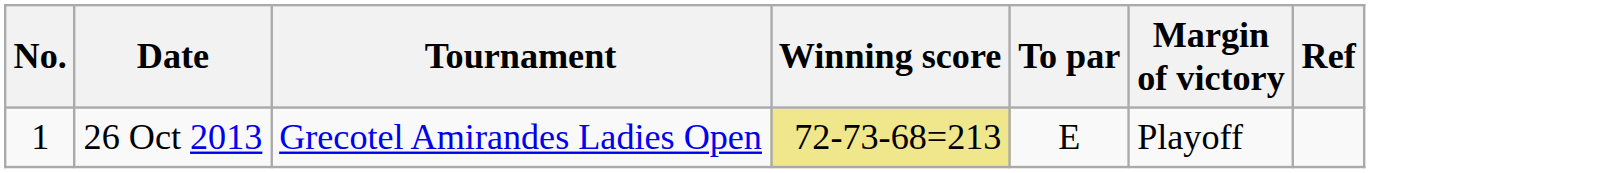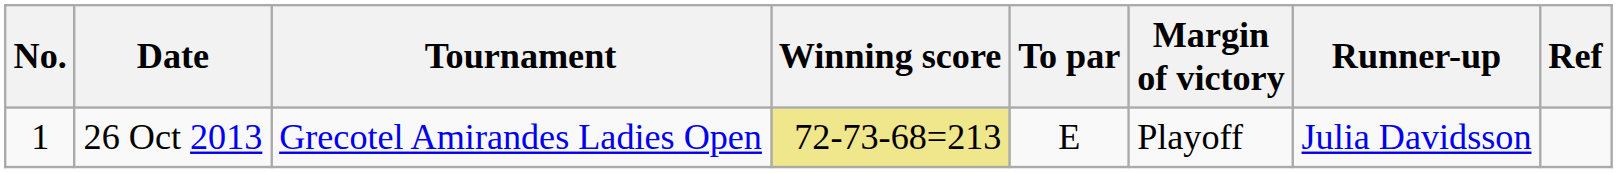+ column: (1416, 55)
